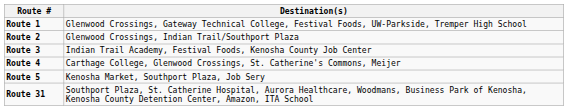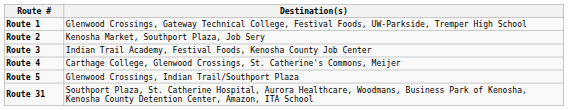(182, 37) Glenwood Crossings, Indian Trail/Southport Plaza -> (165, 37) Kenosha Market, Southport Plaza, Job Sery
(165, 77) Kenosha Market, Southport Plaza, Job Sery -> (182, 77) Glenwood Crossings, Indian Trail/Southport Plaza
